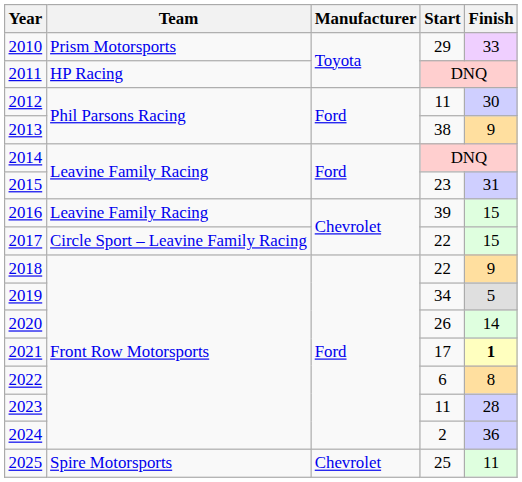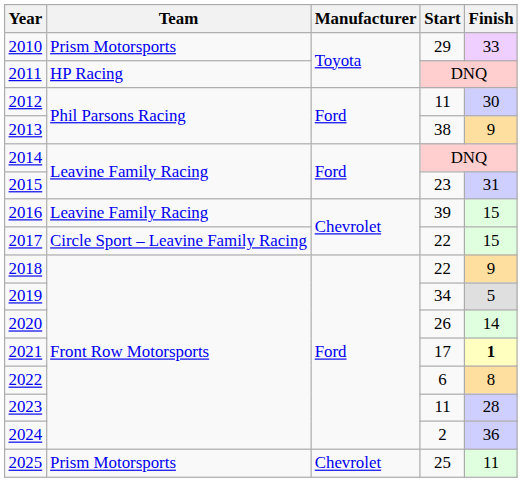(111, 463) Spire Motorsports -> (113, 463) Prism Motorsports
